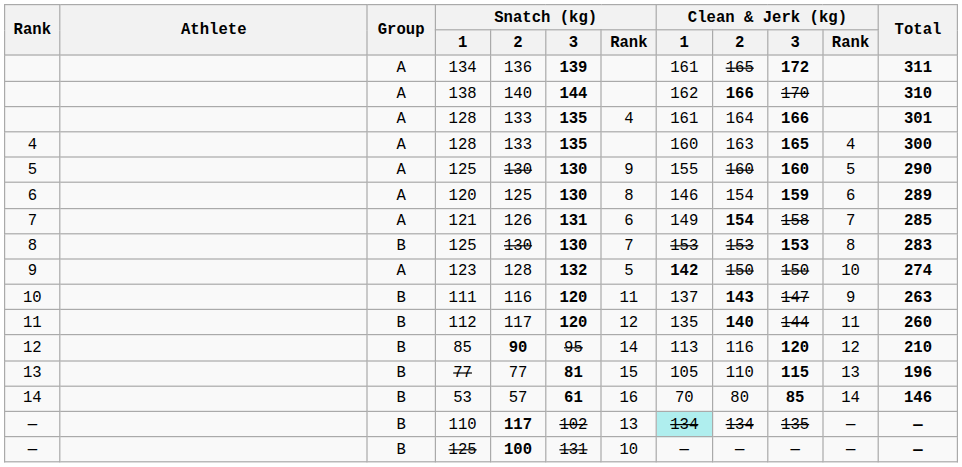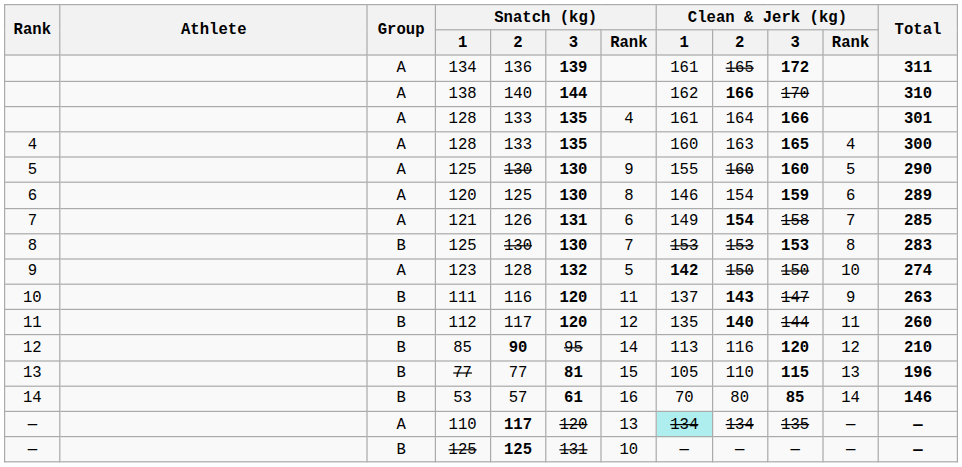(401, 424) B -> (401, 424) A
(573, 424) 102 -> (573, 424) 120
(518, 450) 100 -> (518, 450) 125
